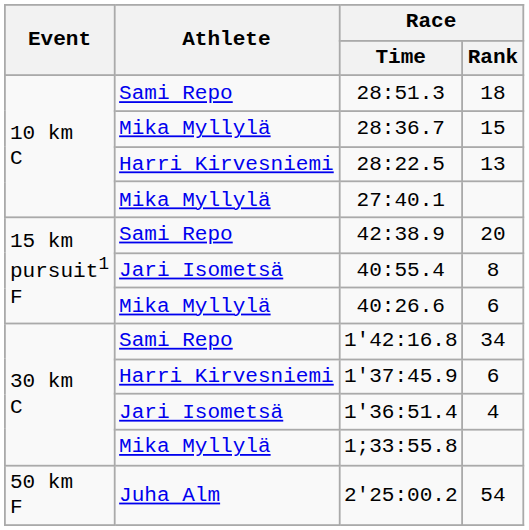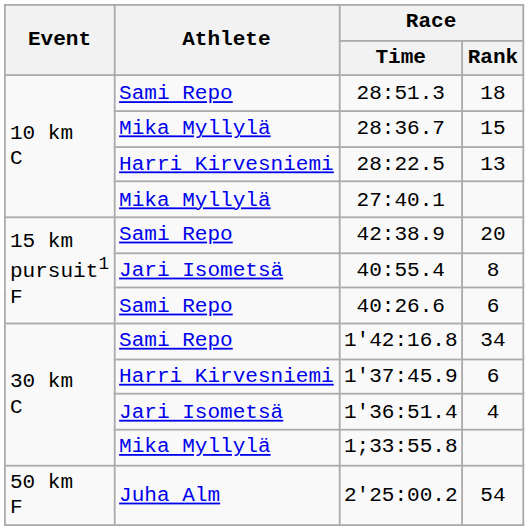(195, 305) Mika Myllylä -> (176, 305) Sami Repo
